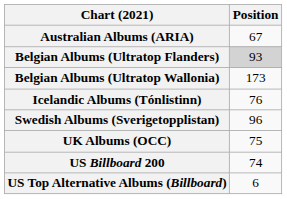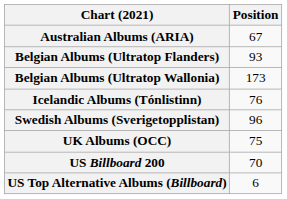(256, 57) lightgrey background -> (256, 57) no background
(256, 162) 74 -> (256, 162) 70
